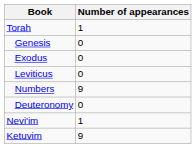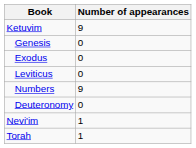rows swapped: (19, 27) <-> (24, 136)
